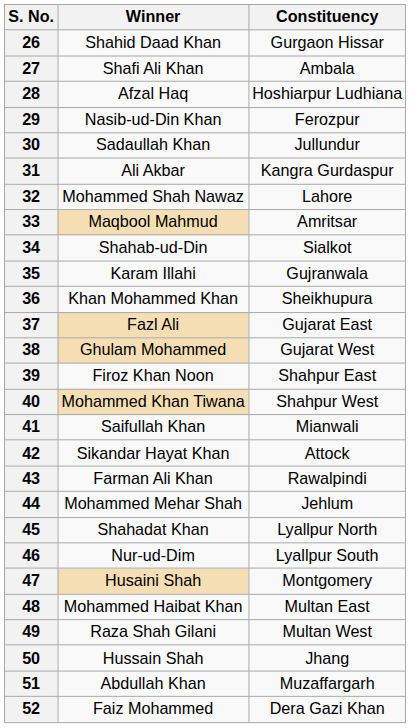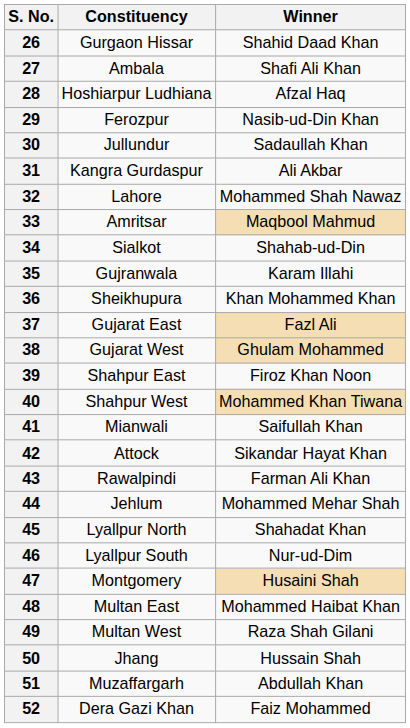columns swapped: (327, 17) <-> (153, 17)
